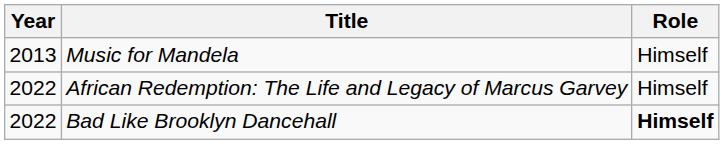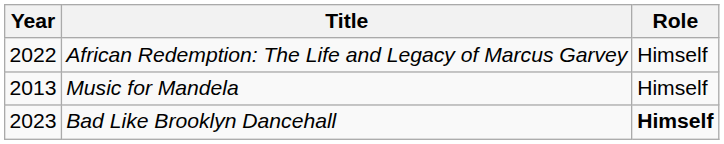rows swapped: (153, 54) <-> (347, 88)
(33, 121) 2022 -> (33, 121) 2023
